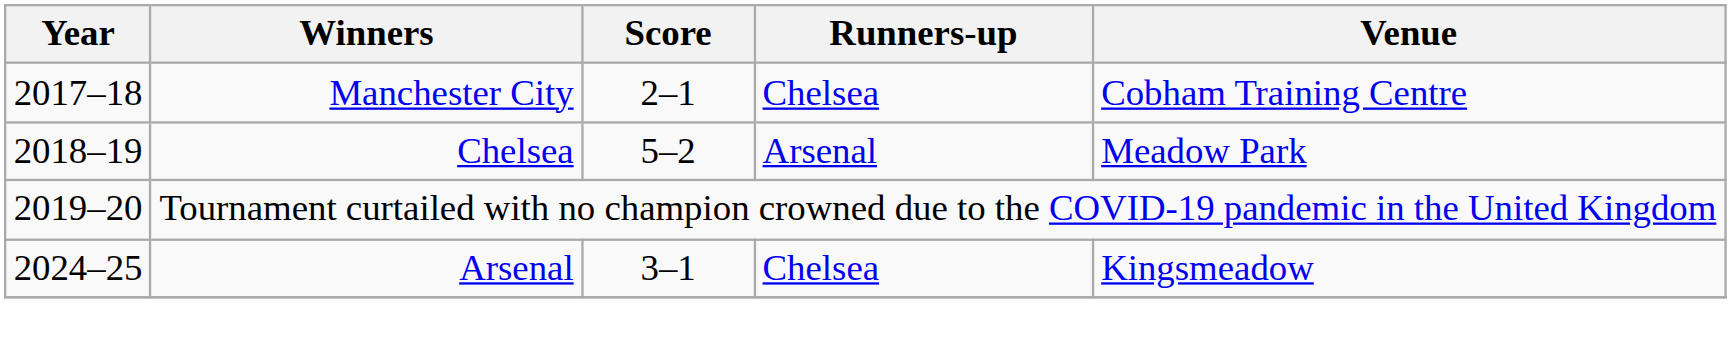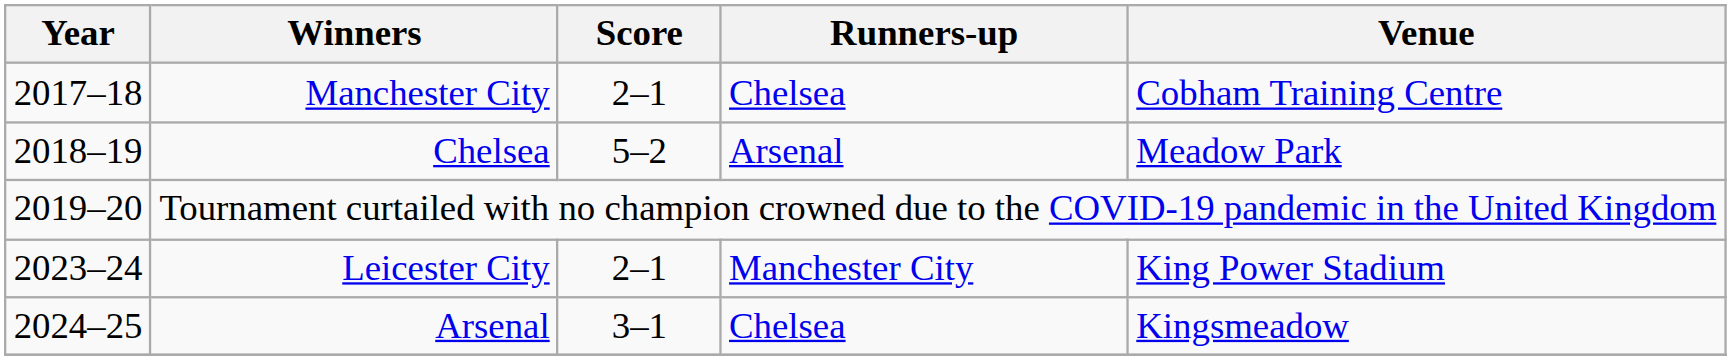+ row: (446, 267)
